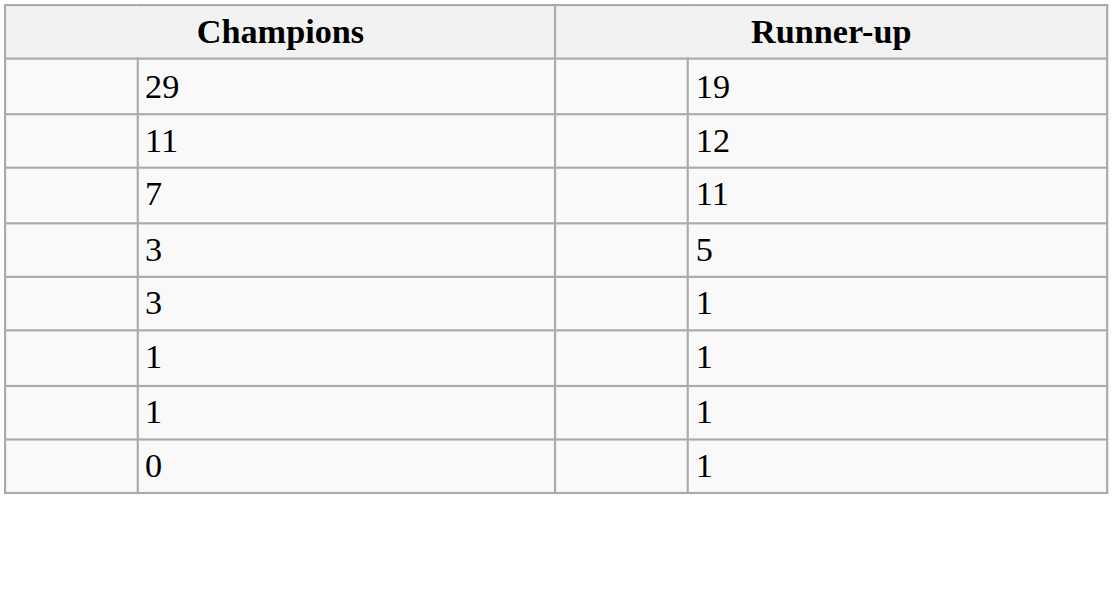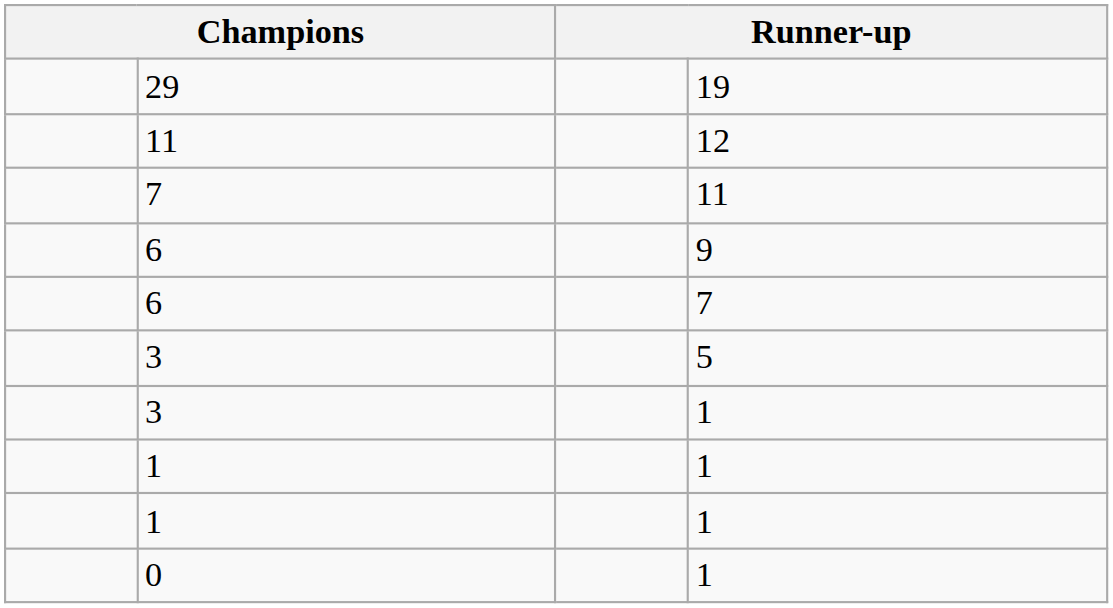+ row: (154, 248)
+ row: (154, 303)
